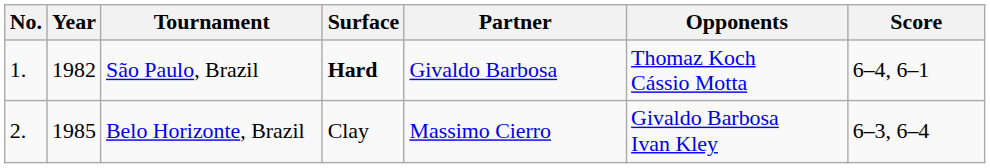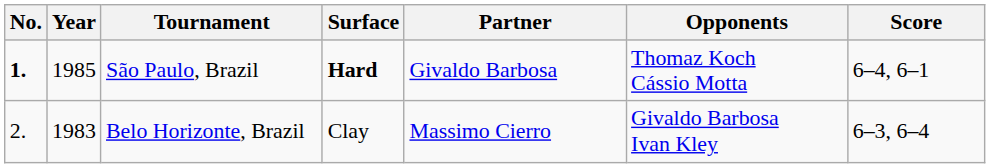(18, 69) normal -> (18, 69) bold
(74, 69) 1982 -> (74, 69) 1985
(74, 130) 1985 -> (74, 130) 1983
